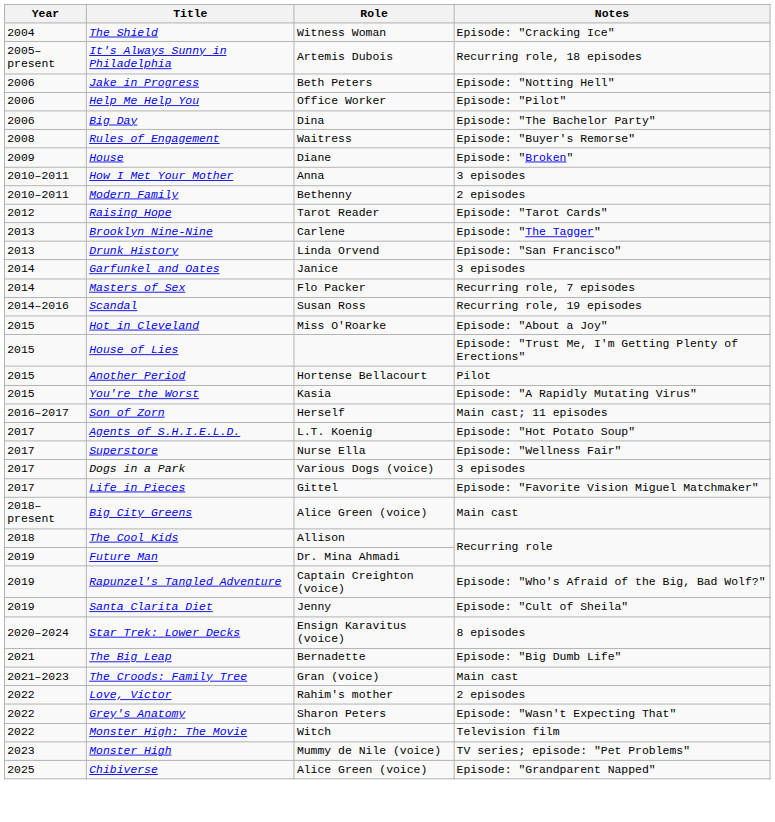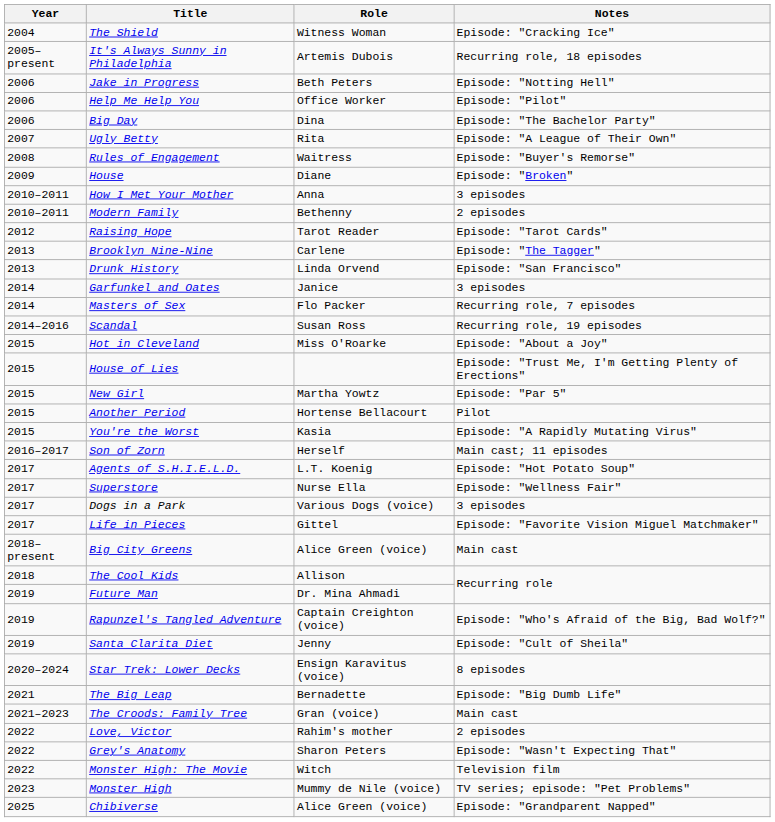+ row: (124, 139)
+ row: (117, 394)
